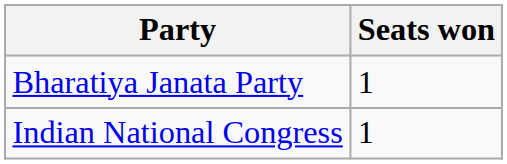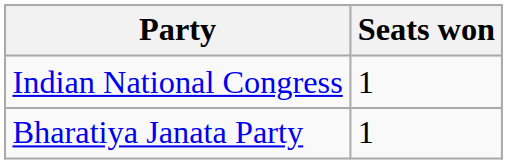rows swapped: (158, 81) <-> (178, 132)
